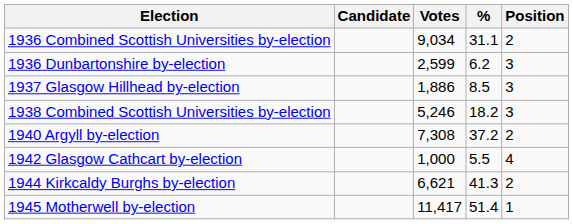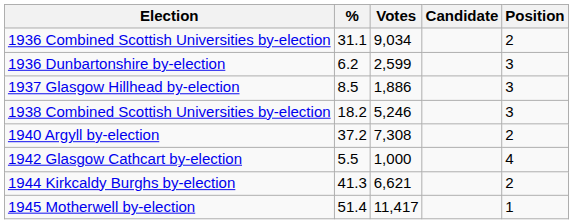columns swapped: (374, 16) <-> (484, 16)
